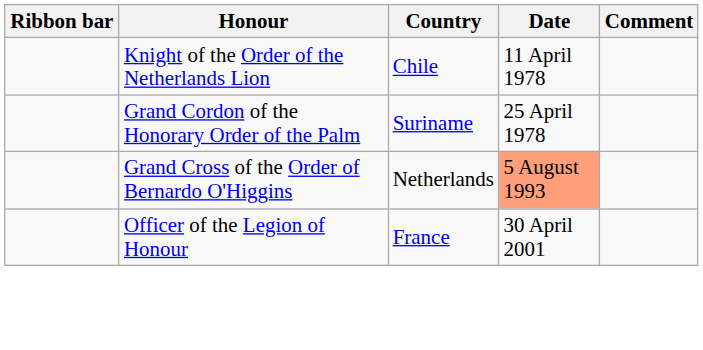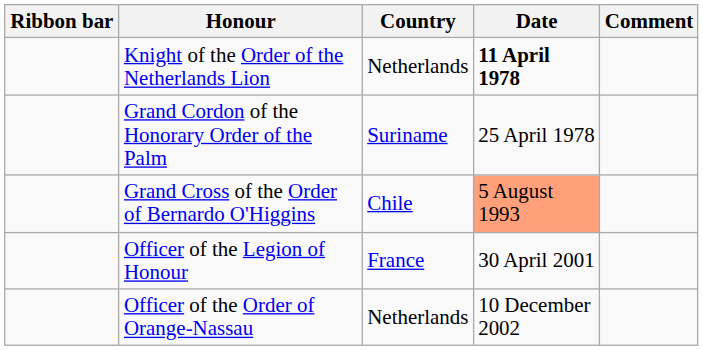(415, 66) Chile -> (418, 66) Netherlands
(538, 66) normal -> (514, 66) bold
(443, 179) Netherlands -> (390, 203) Chile
+ row: (219, 317)
